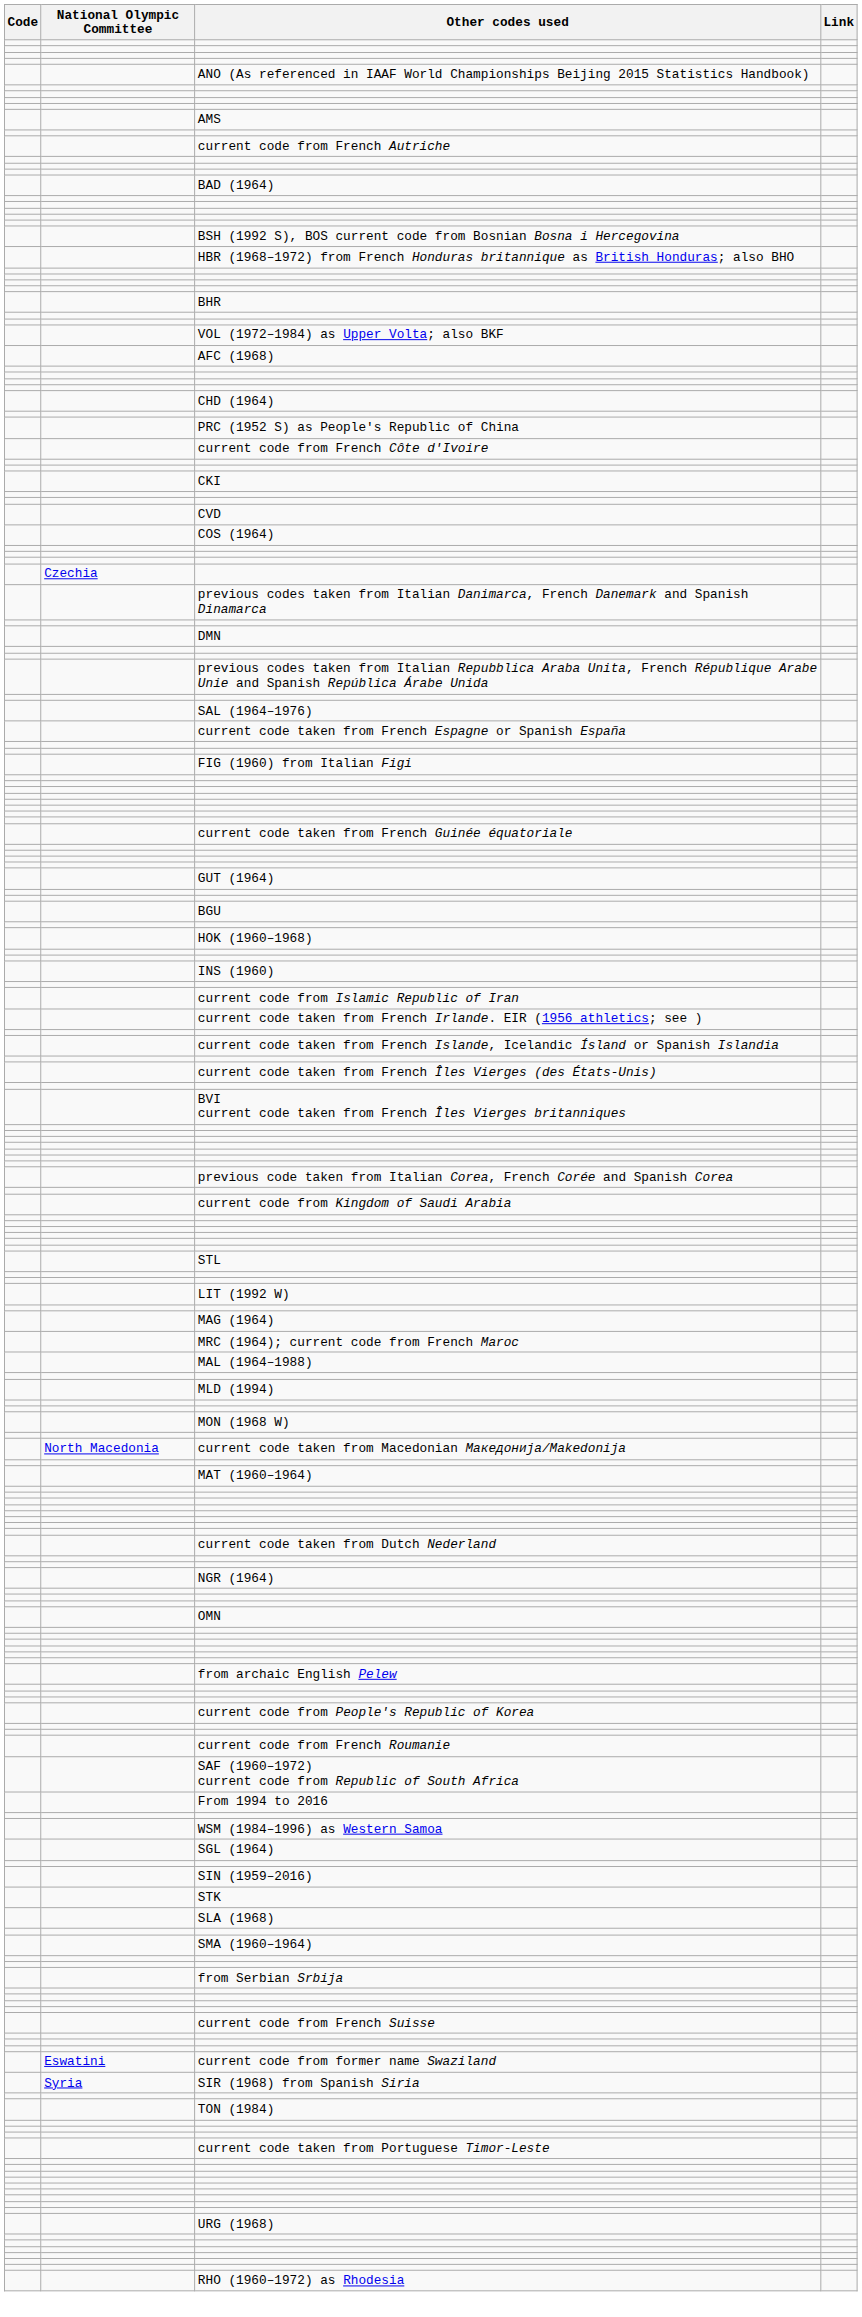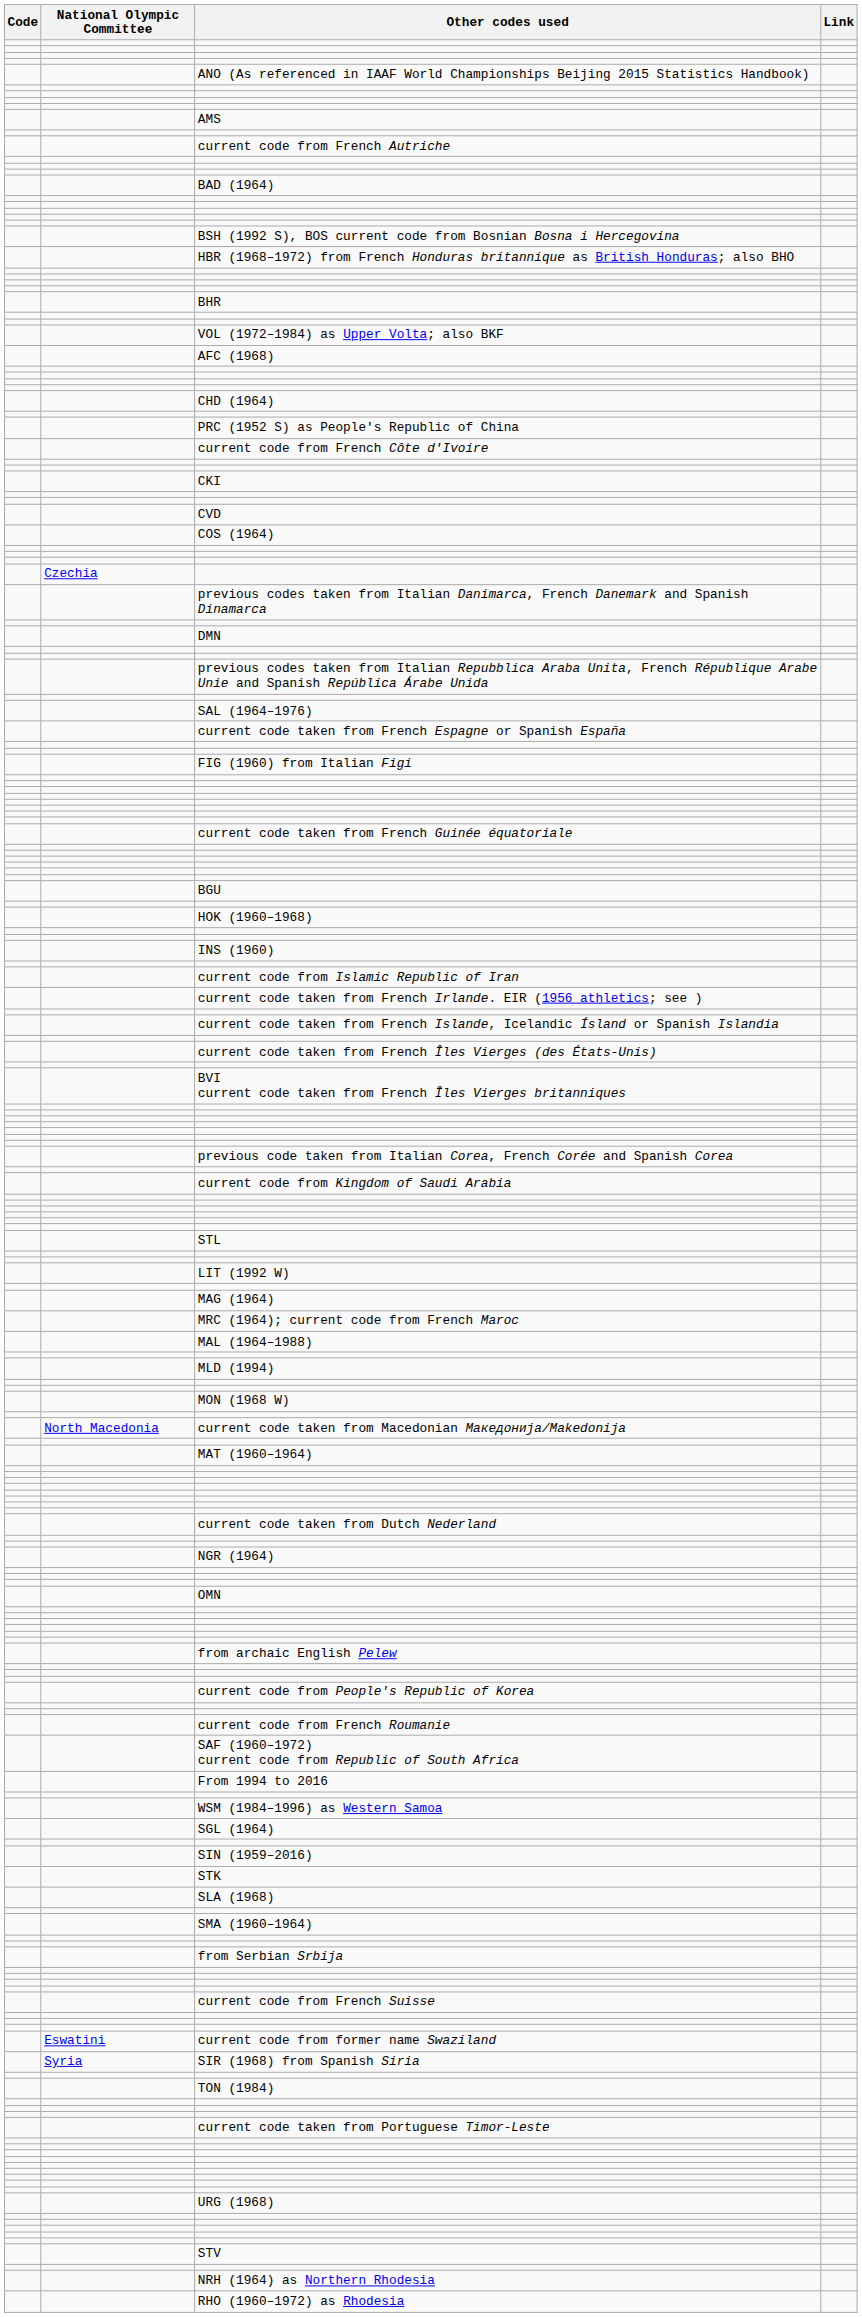- row: (118, 879)
+ row: (118, 2254)
+ row: (118, 2281)
